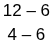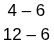rows swapped: (26, 10) <-> (26, 34)
